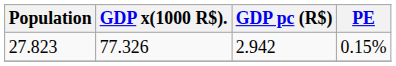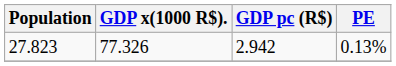(364, 46) 0.15% -> (364, 46) 0.13%
